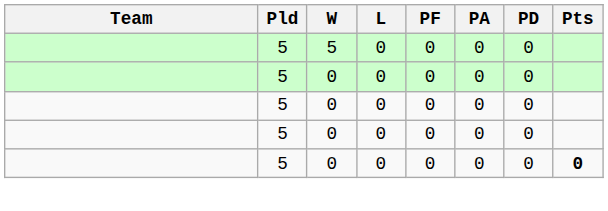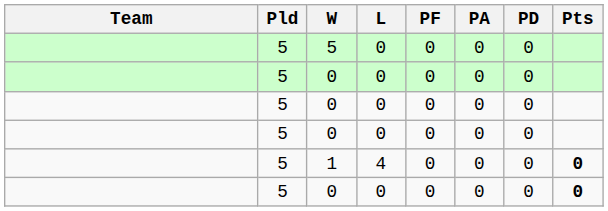+ row: (332, 163)
